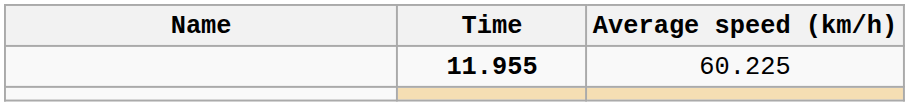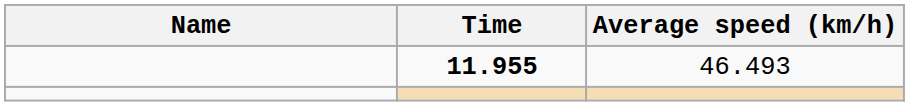(745, 67) 60.225 -> (745, 67) 46.493
